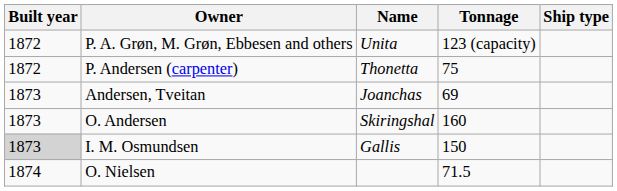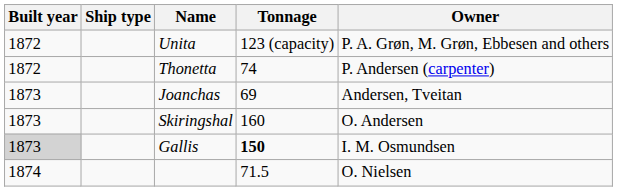columns swapped: (576, 17) <-> (219, 17)
(450, 69) 75 -> (248, 69) 74
(454, 146) normal -> (253, 146) bold
